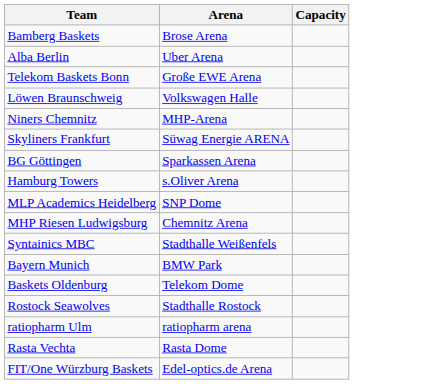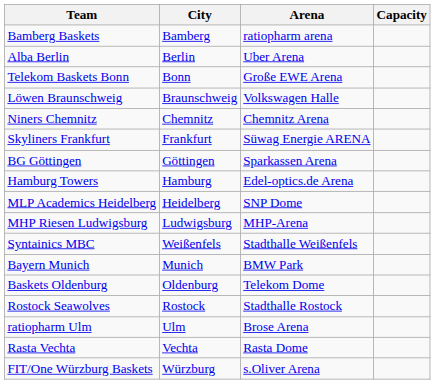+ column: (200, 14)
(195, 35) Brose Arena -> (288, 35) ratiopharm arena
(195, 118) MHP-Arena -> (286, 118) Chemnitz Arena
(200, 181) s.Oliver Arena -> (298, 181) Edel-optics.de Arena
(205, 222) Chemnitz Arena -> (276, 222) MHP-Arena
(207, 327) ratiopharm arena -> (276, 327) Brose Arena
(217, 368) Edel-optics.de Arena -> (282, 368) s.Oliver Arena
